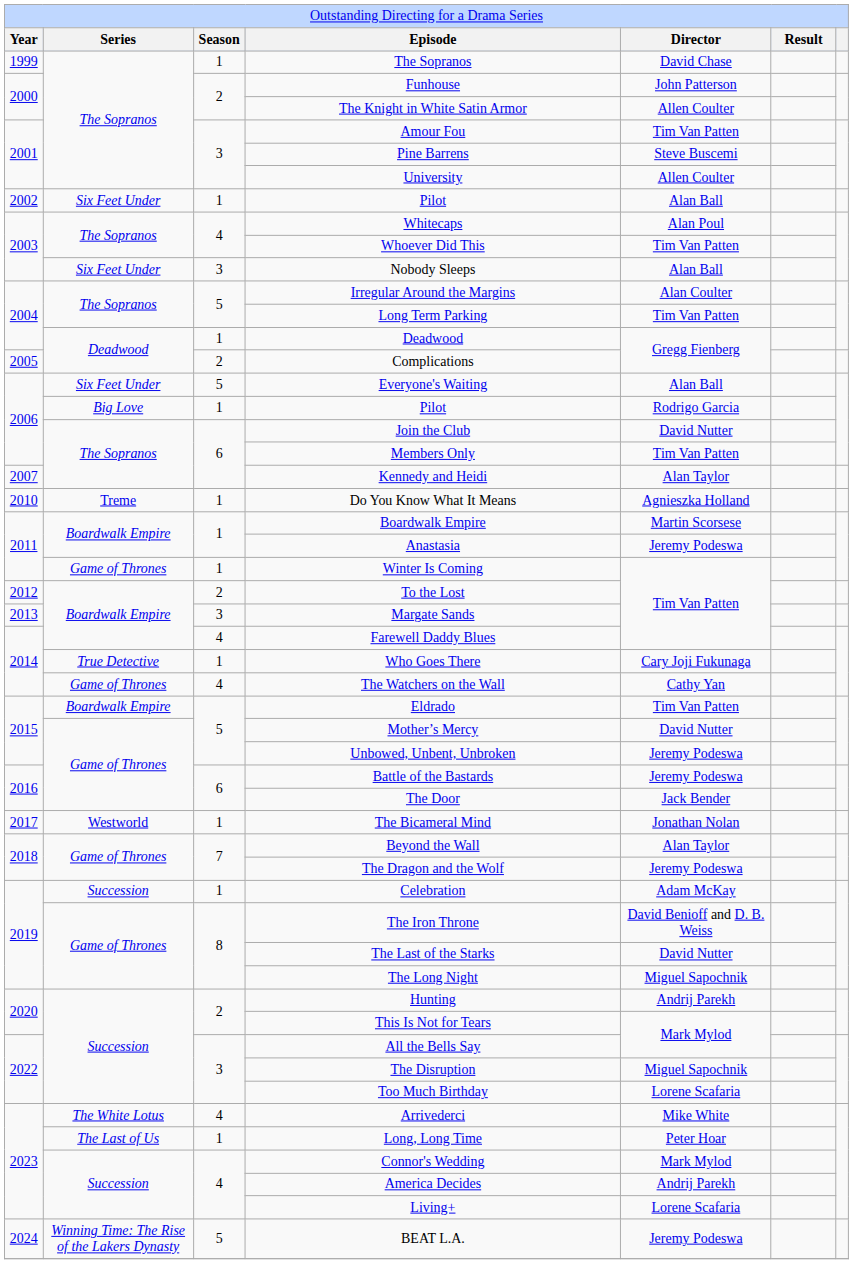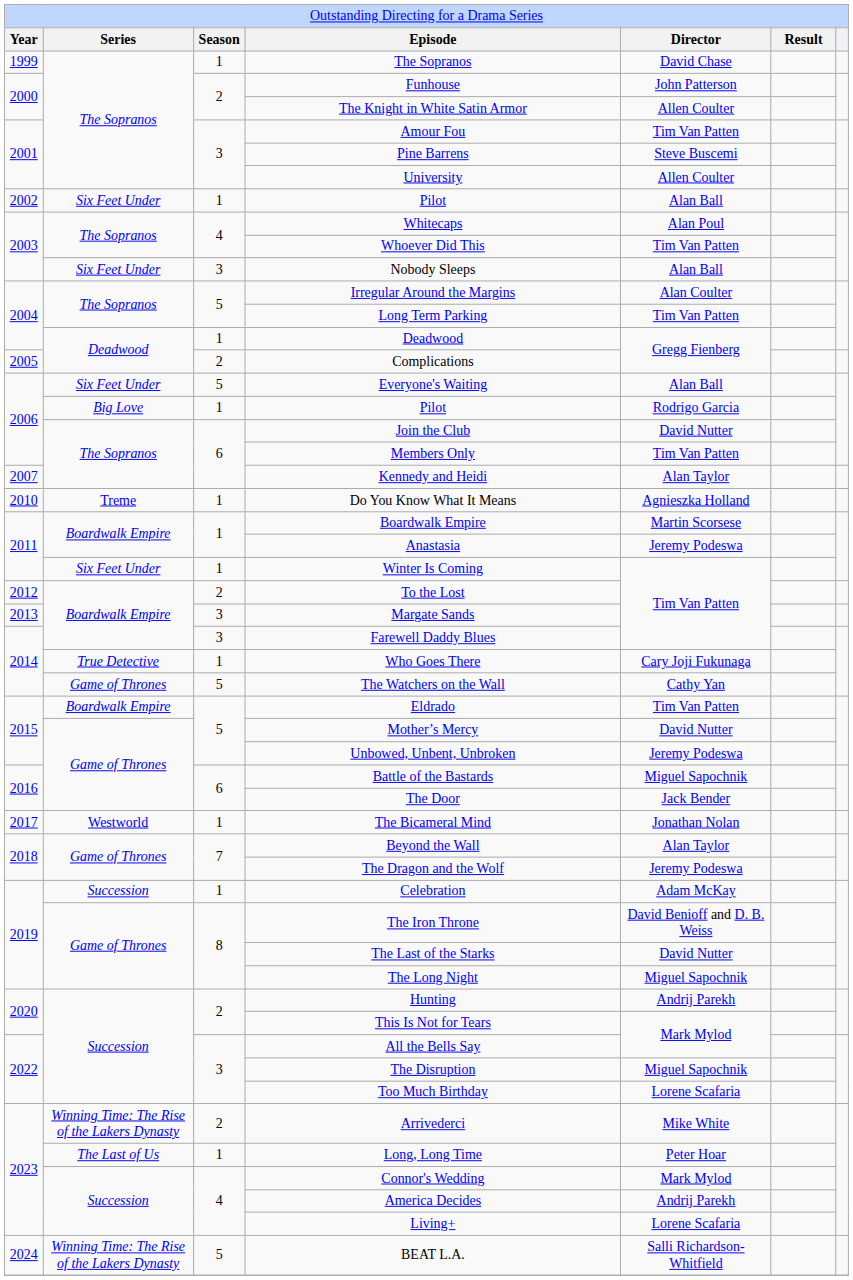(118, 569) Game of Thrones -> (118, 569) Six Feet Under
(219, 638) 4 -> (219, 638) 3
(219, 684) 4 -> (219, 684) 5
(696, 776) Jeremy Podeswa -> (696, 776) Miguel Sapochnik
(118, 1115) The White Lotus -> (118, 1123) Winning Time: The Rise of the Lakers Dynasty
(219, 1115) 4 -> (219, 1123) 2
(696, 1239) Jeremy Podeswa -> (696, 1255) Salli Richardson-Whitfield
